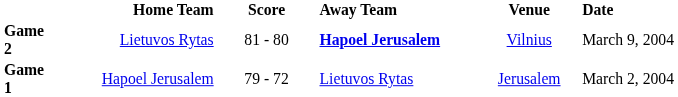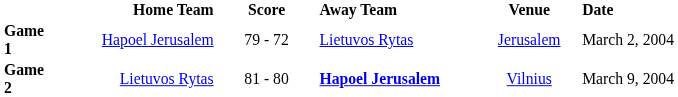rows swapped: (24, 79) <-> (24, 40)
